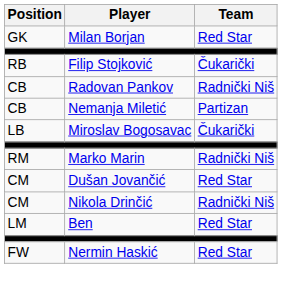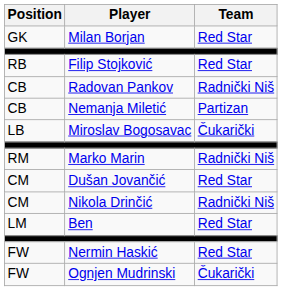(226, 65) Čukarički -> (225, 65) Red Star
+ row: (18, 274)
